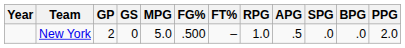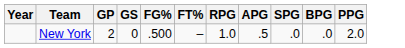- column: (158, 14)
